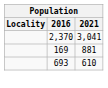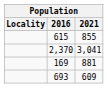+ row: (61, 37)
(89, 63) 610 -> (89, 77) 609
